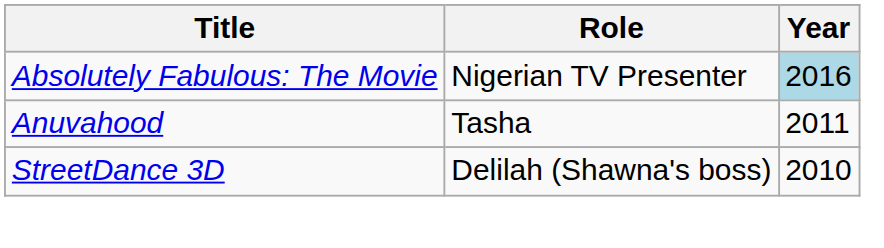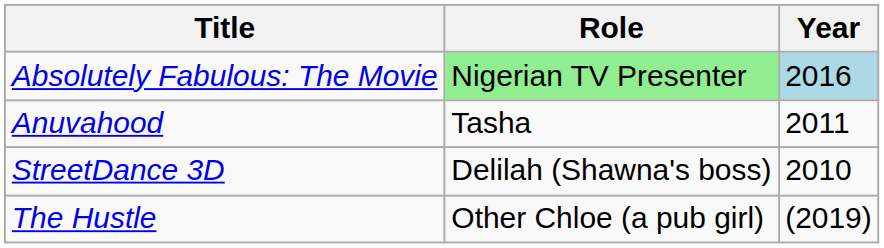(599, 75) no background -> (599, 75) lightgreen background
+ row: (84, 218)
